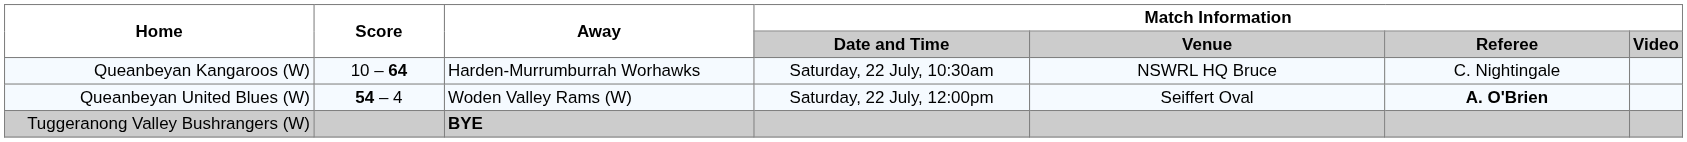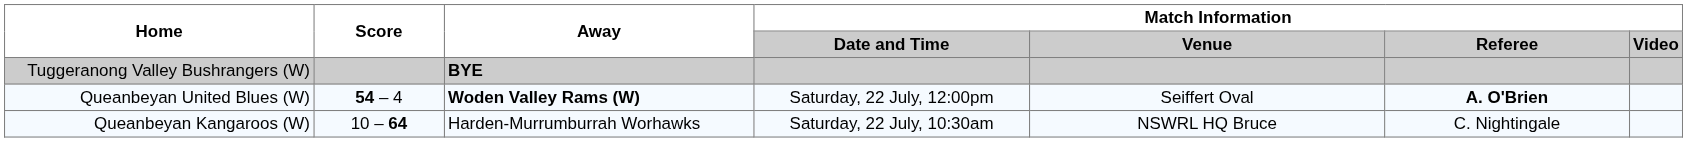rows swapped: (202, 70) <-> (169, 123)
(540, 97) normal -> (544, 97) bold
